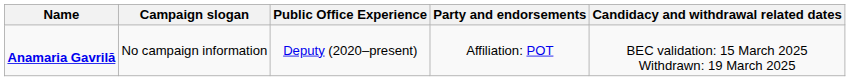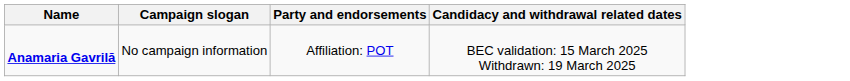- column: (350, 14)
